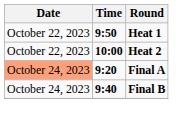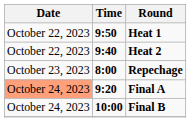(109, 51) 10:00 -> (106, 51) 9:40
+ row: (155, 70)
(106, 88) 9:40 -> (109, 107) 10:00
